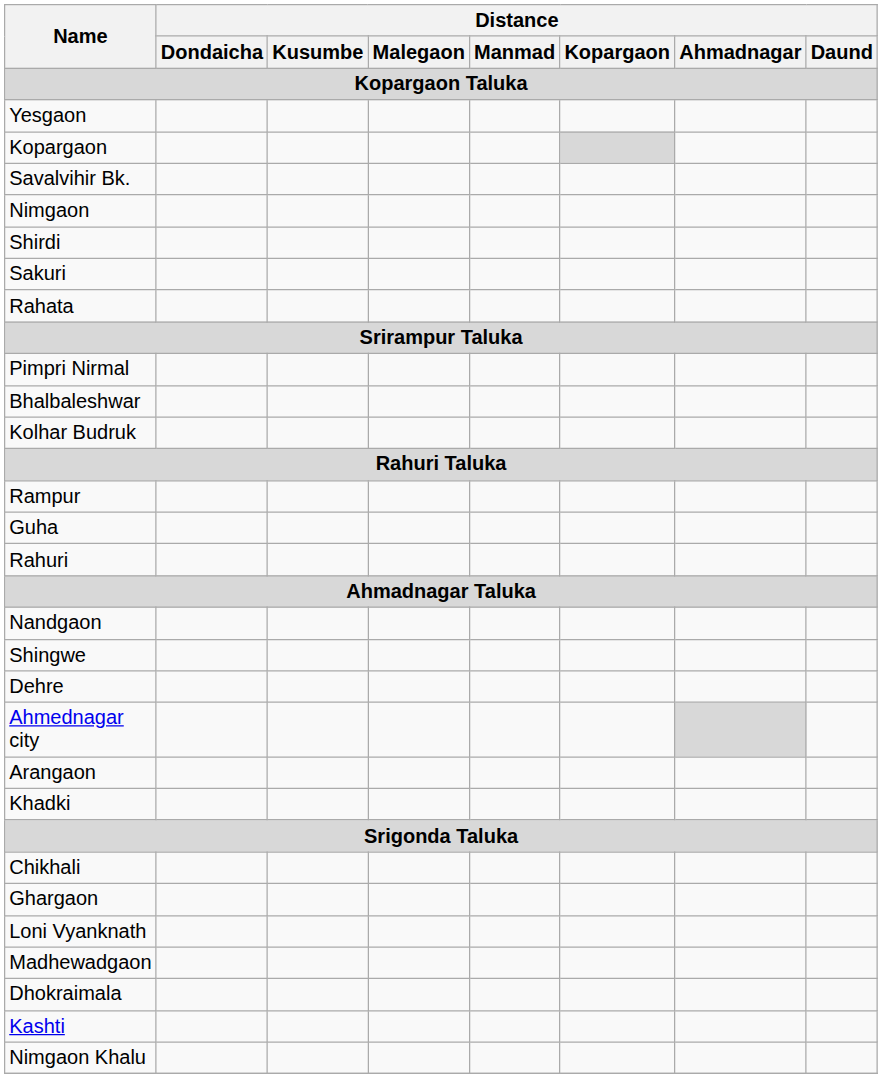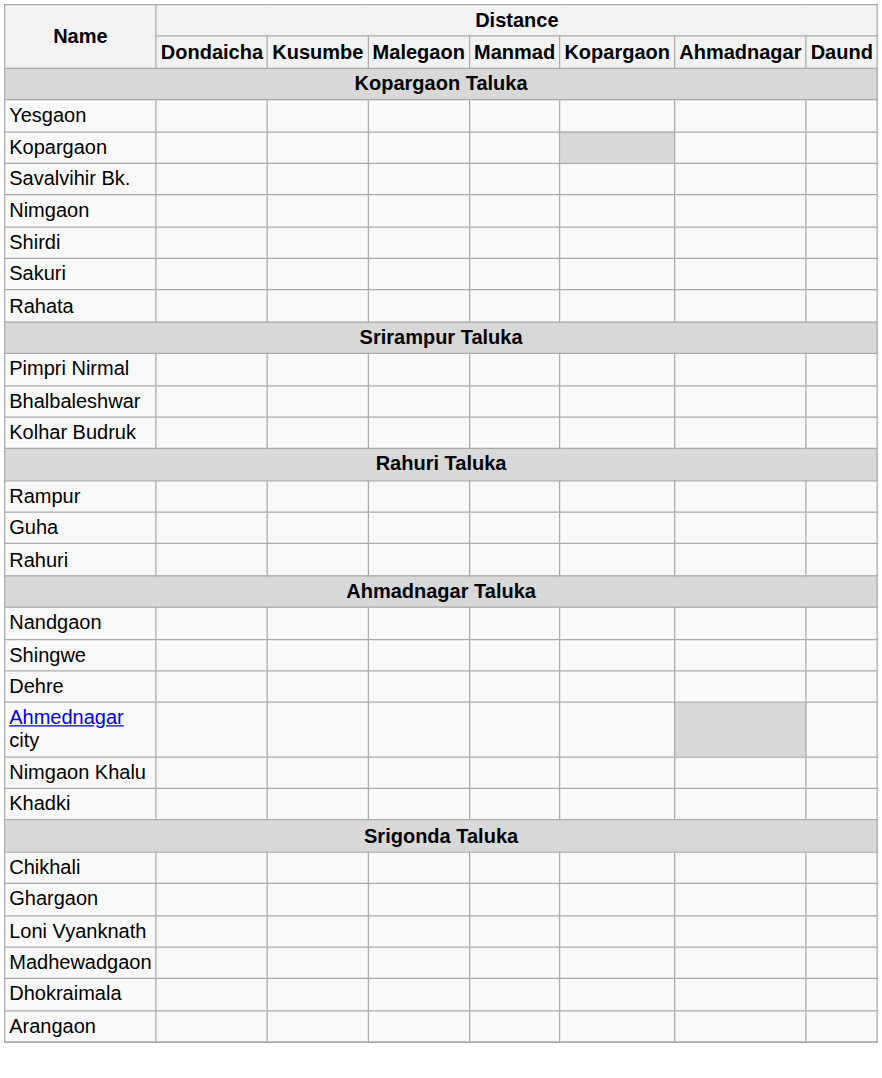rows swapped: (53, 772) <-> (78, 1057)
- row: (37, 1026)
